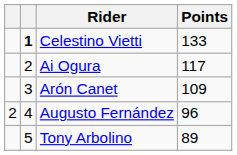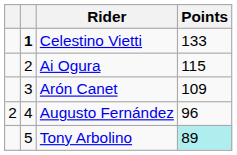(193, 65) 117 -> (193, 65) 115
(190, 137) no background -> (190, 137) paleturquoise background
